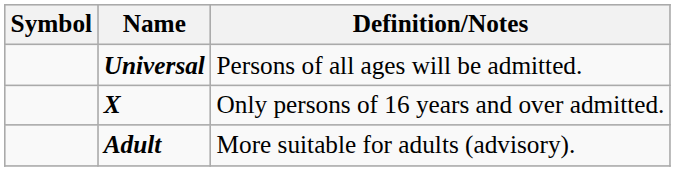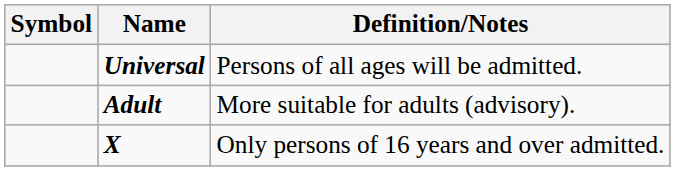rows swapped: (133, 144) <-> (112, 104)
